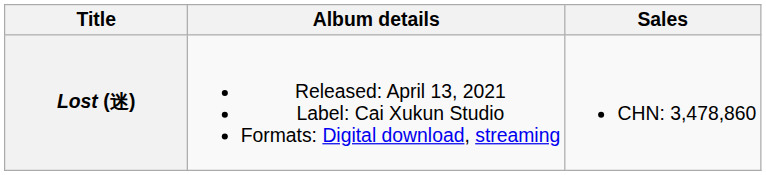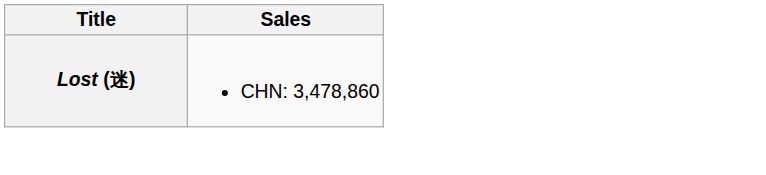- column: (376, 19)
